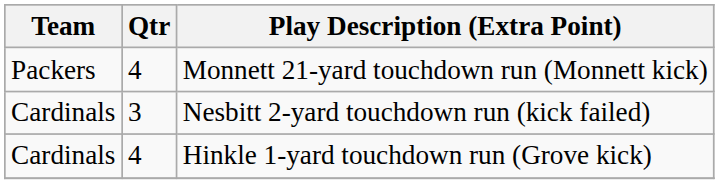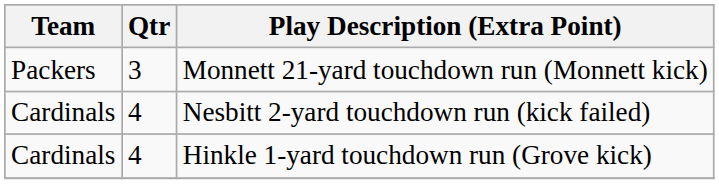(135, 69) 4 -> (135, 69) 3
(135, 112) 3 -> (135, 112) 4
